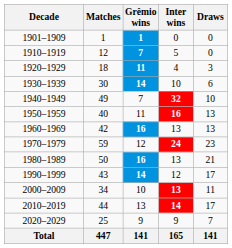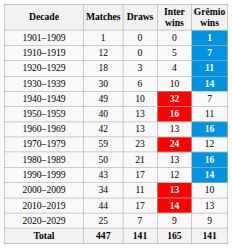columns swapped: (141, 17) <-> (210, 17)
